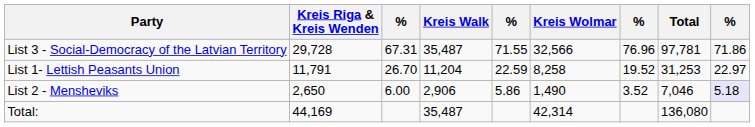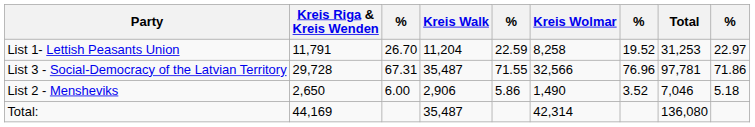rows swapped: (147, 49) <-> (93, 70)
(726, 91) lavender background -> (726, 91) no background
